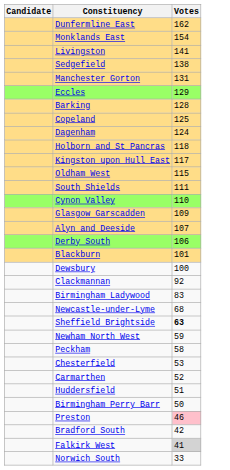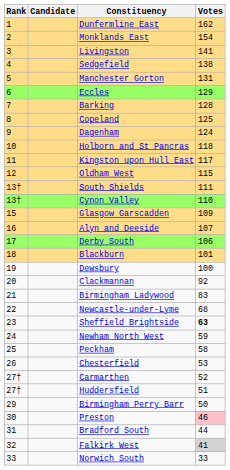+ column: (16, 11)
(179, 431) 42 -> (203, 431) 44
